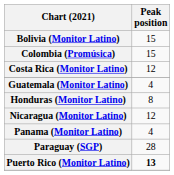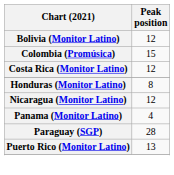(151, 38) 15 -> (151, 38) 12
- row: (68, 85)
(151, 162) bold -> (151, 147) normal
